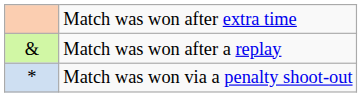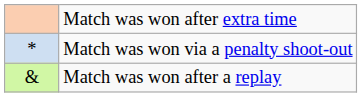rows swapped: (208, 77) <-> (172, 48)
